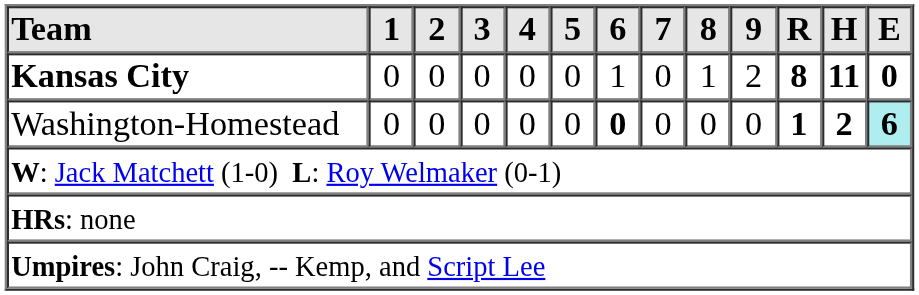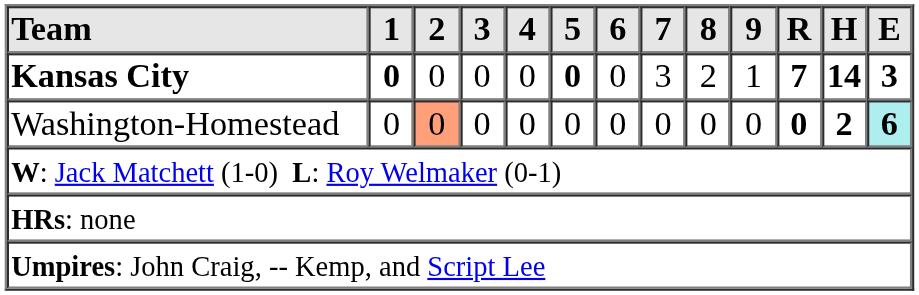(392, 76) normal -> (392, 76) bold
(573, 76) normal -> (573, 76) bold
(618, 76) 1 -> (618, 76) 0
(663, 76) 0 -> (663, 76) 3
(708, 76) 1 -> (708, 76) 2
(754, 76) 2 -> (754, 76) 1
(799, 76) 8 -> (799, 76) 7
(844, 76) 11 -> (844, 76) 14
(889, 76) 0 -> (889, 76) 3
(437, 123) no background -> (437, 123) lightsalmon background
(618, 123) bold -> (618, 123) normal
(799, 123) 1 -> (799, 123) 0
